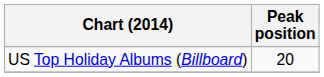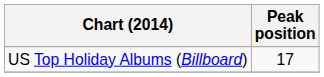(285, 59) 20 -> (285, 59) 17
